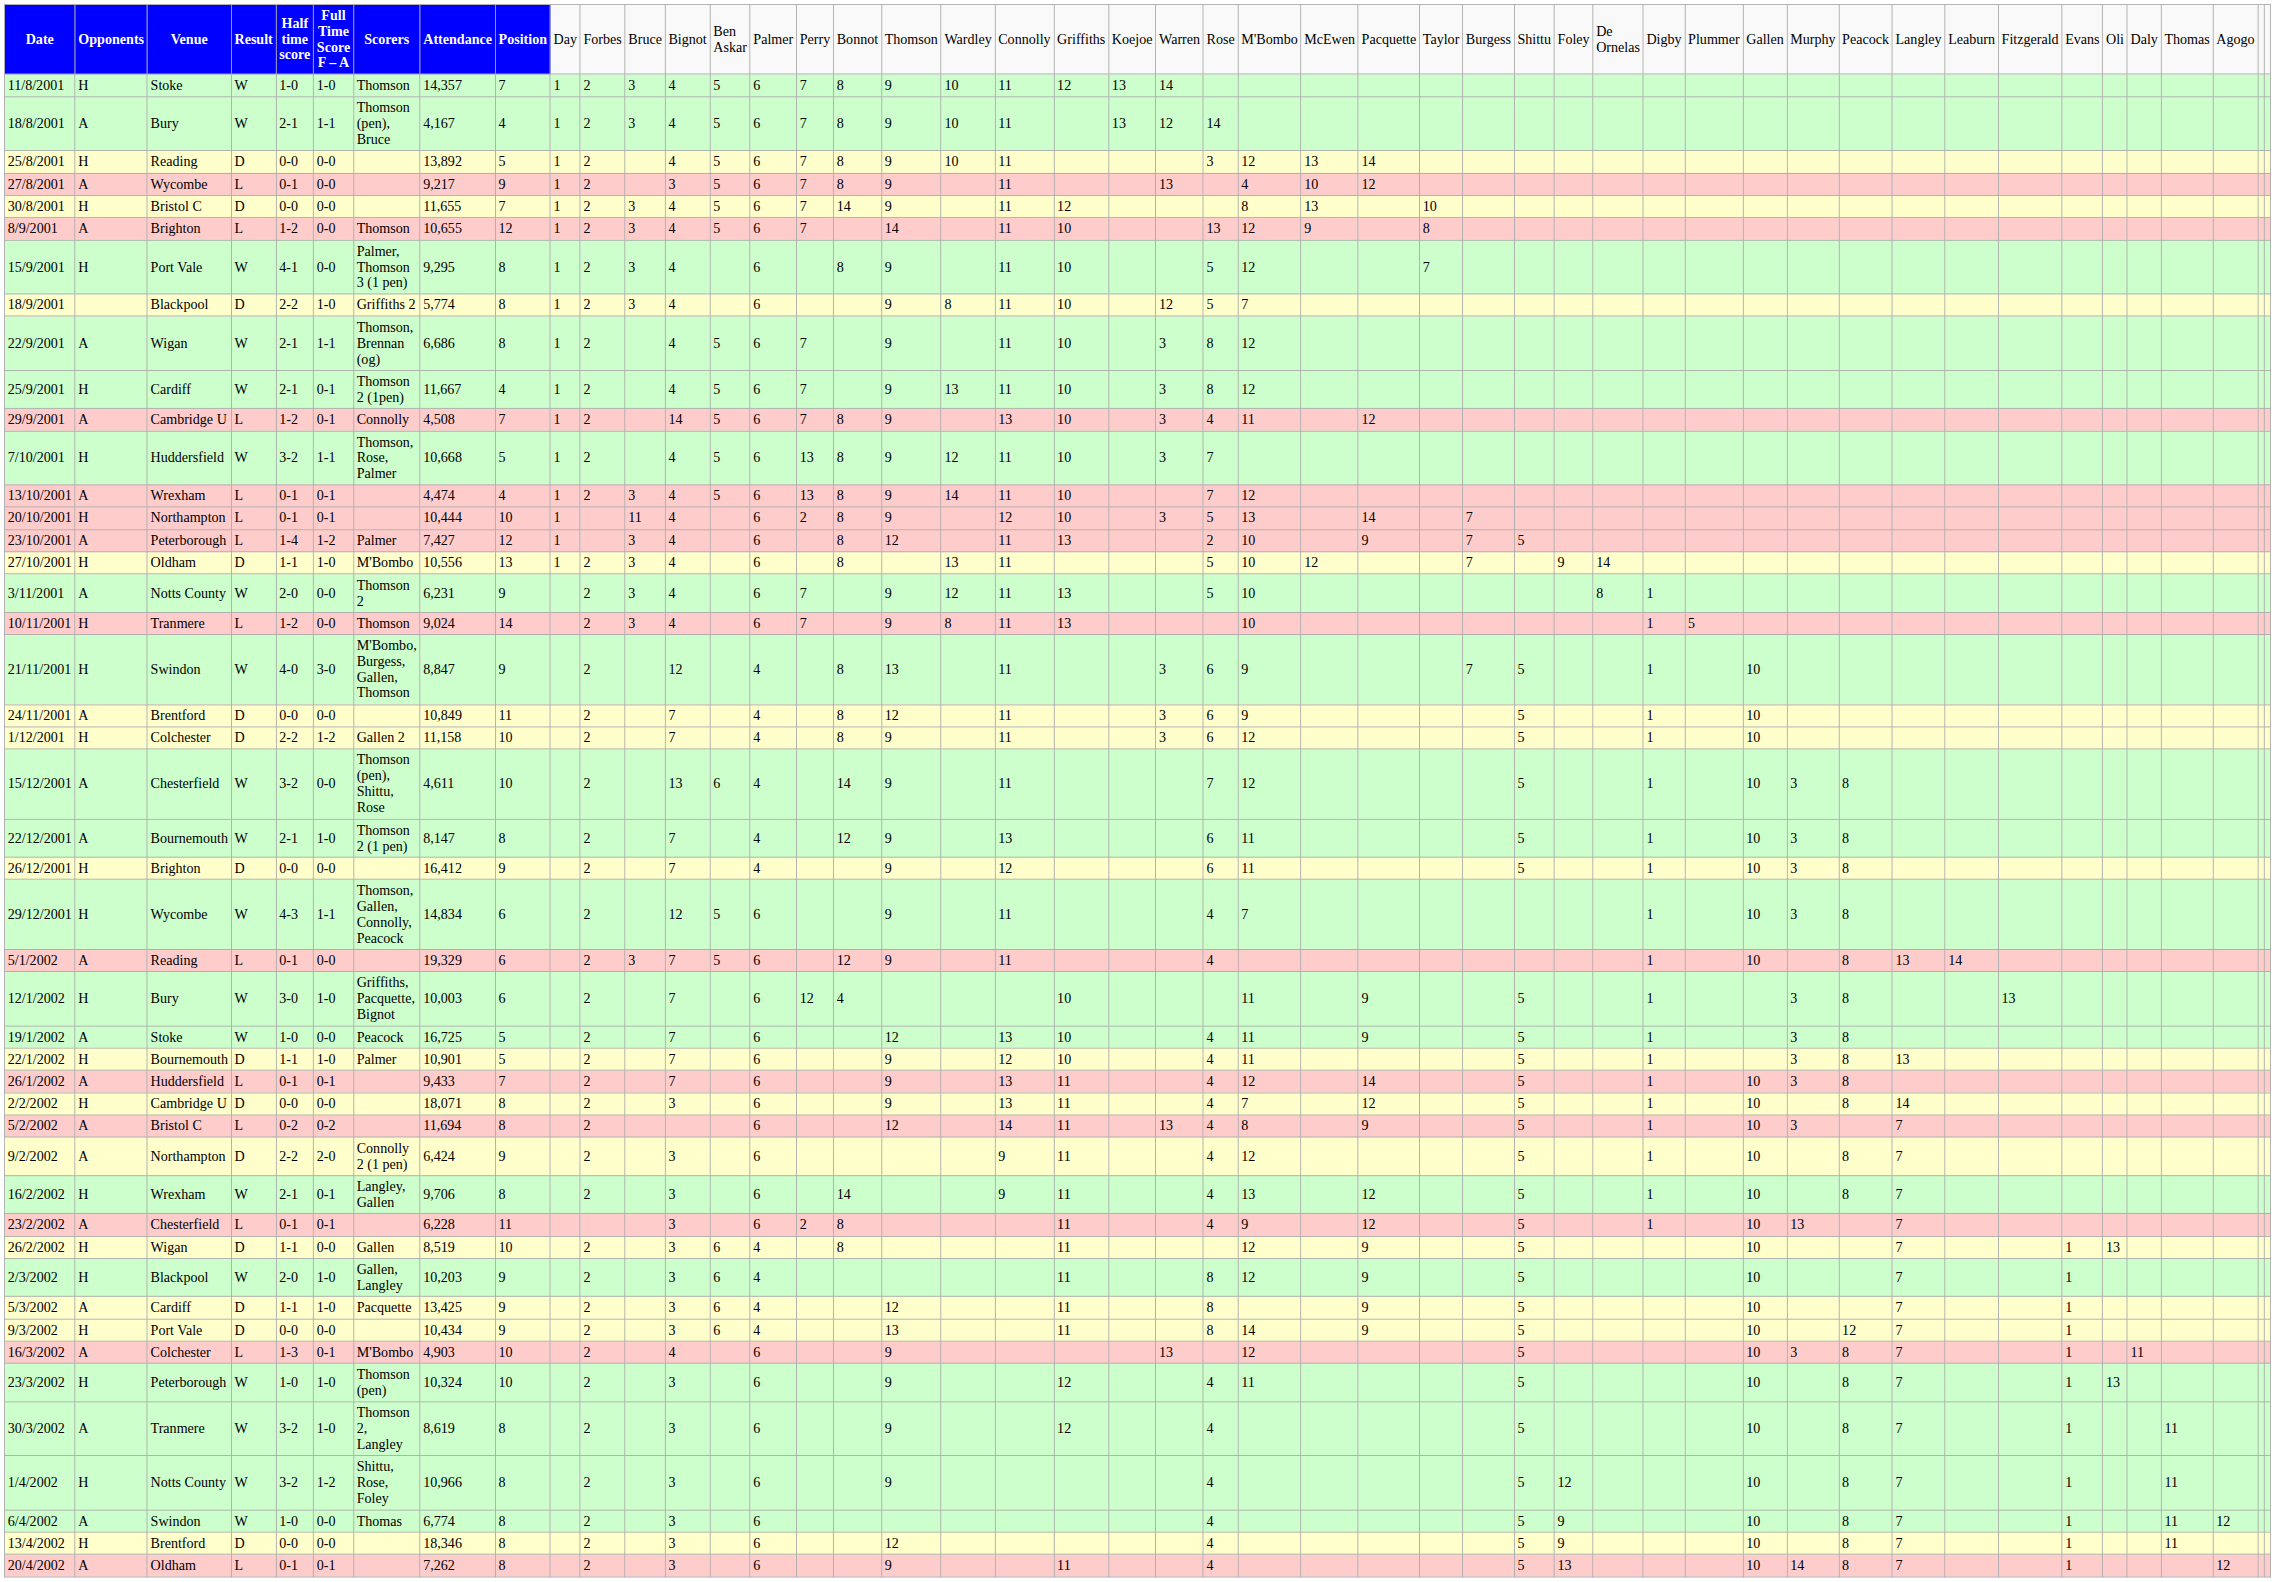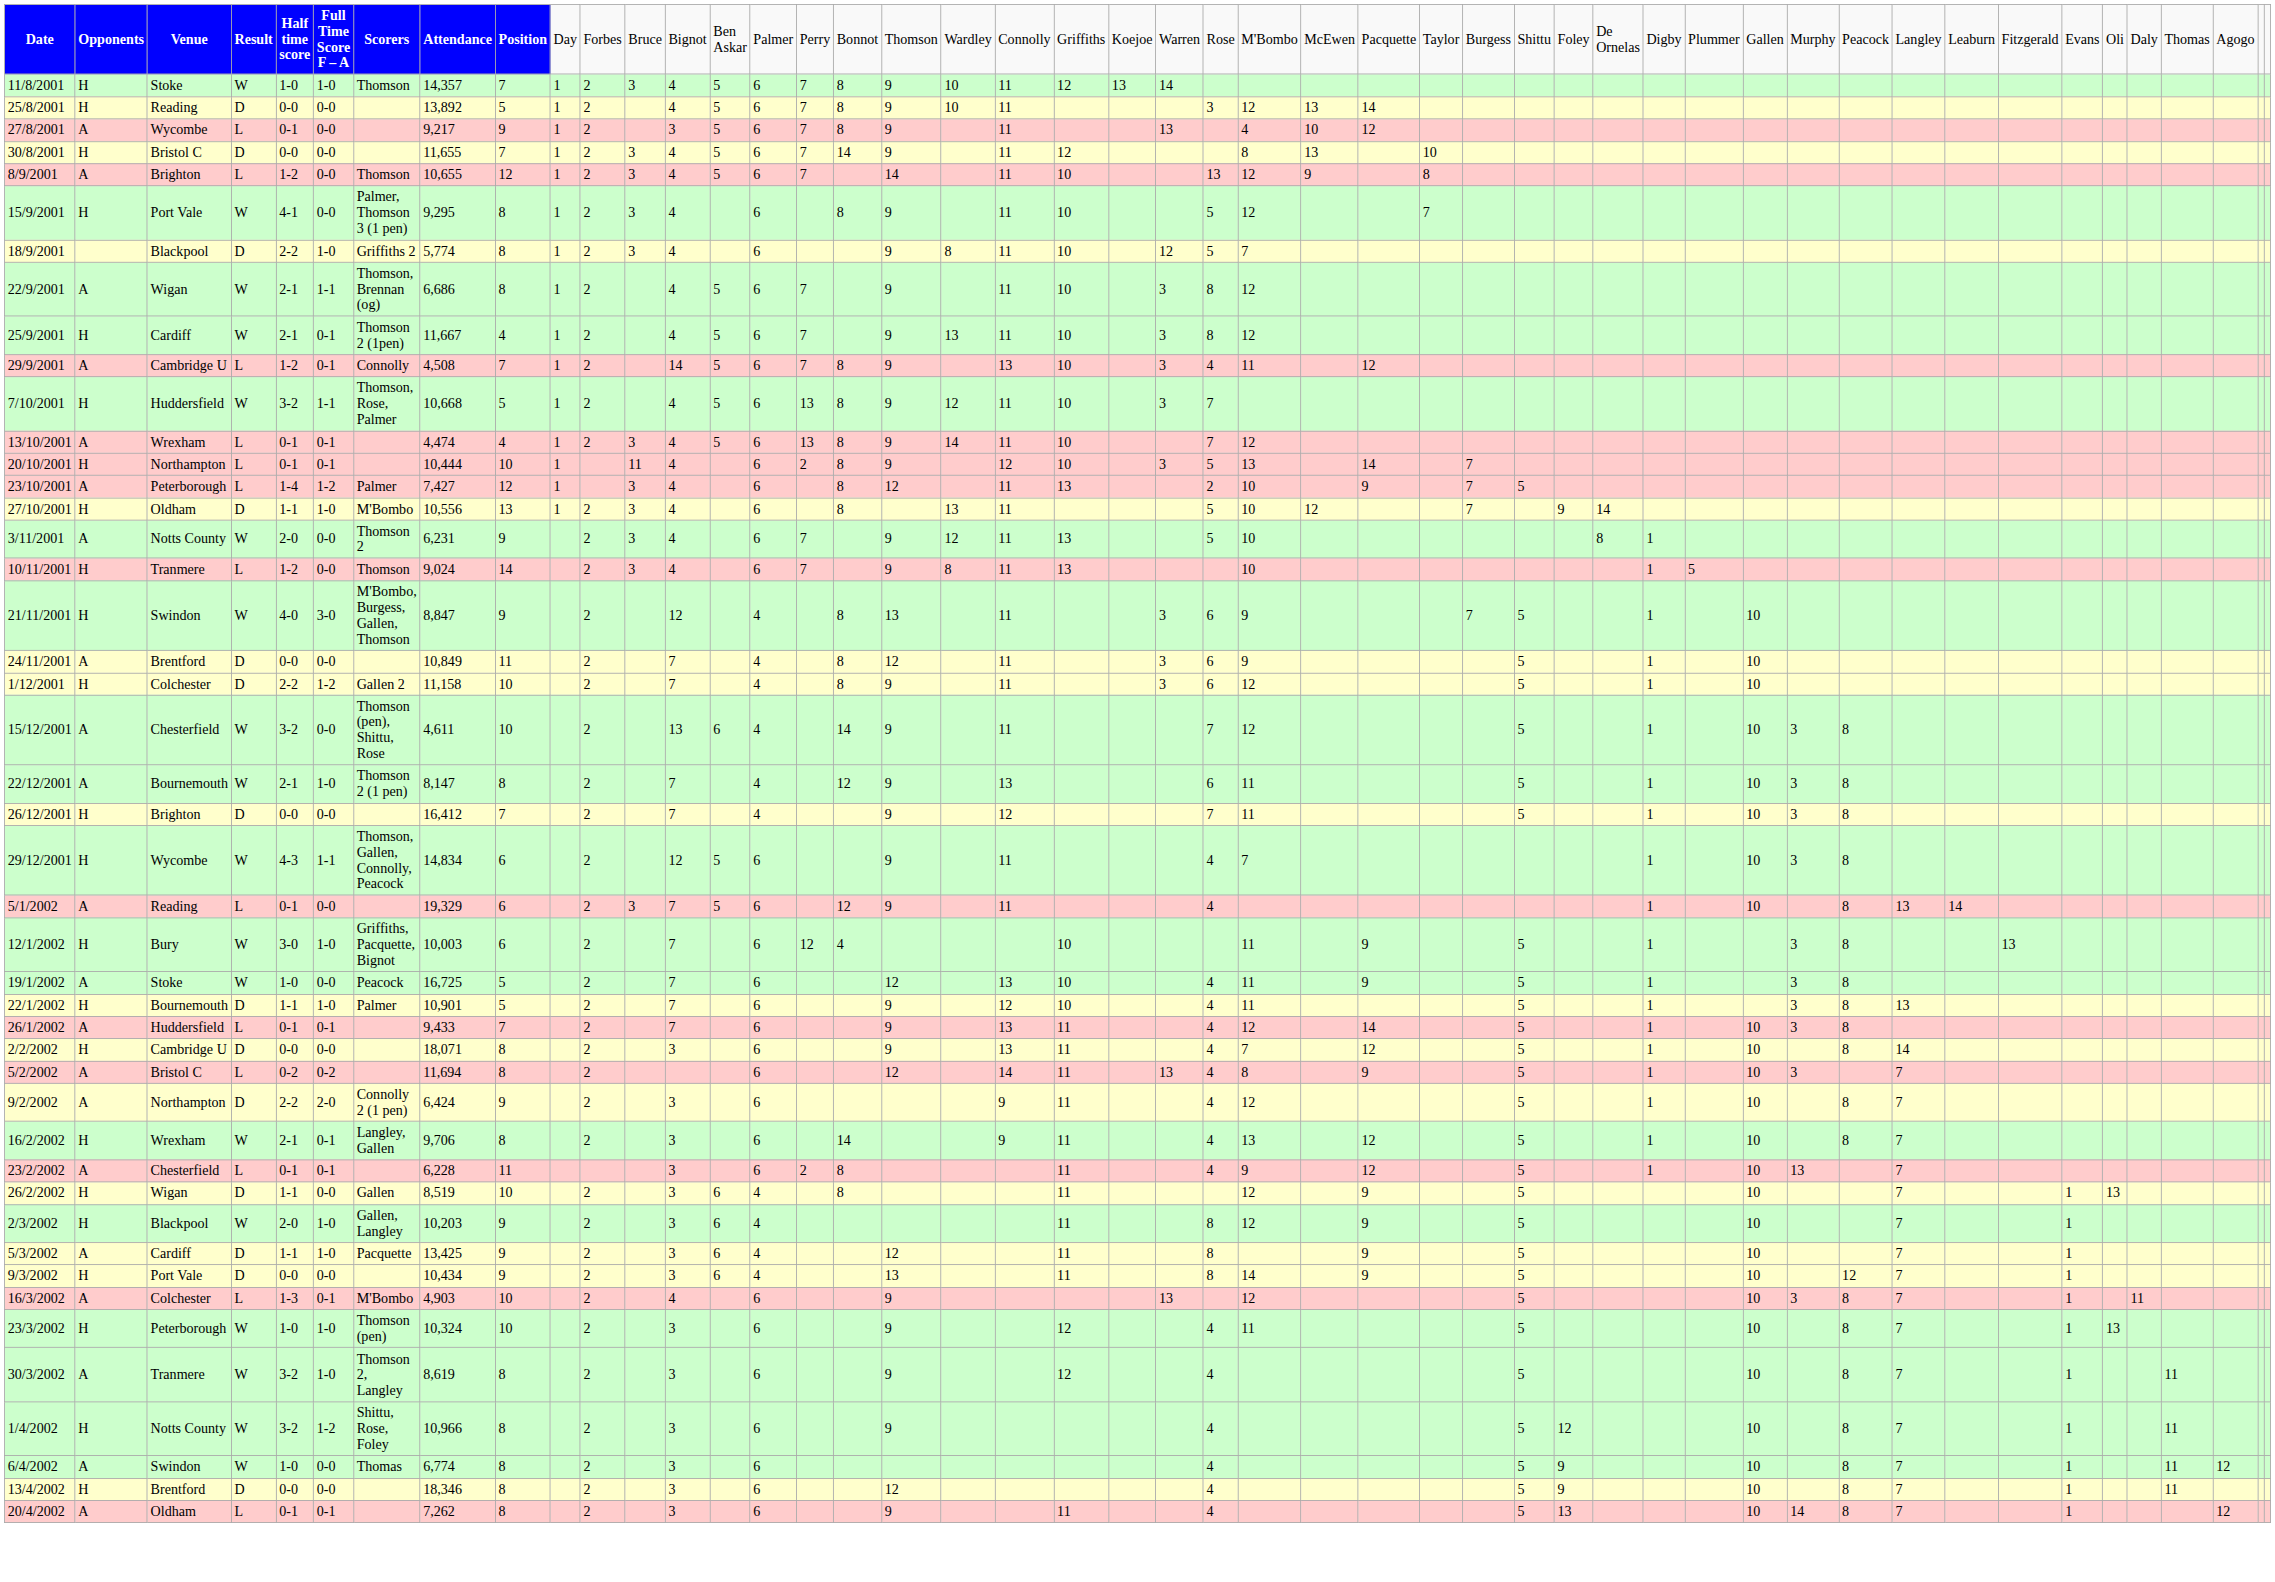- row: (36, 123)
(502, 868) 9 -> (502, 814) 7
(1210, 868) 6 -> (1210, 814) 7
